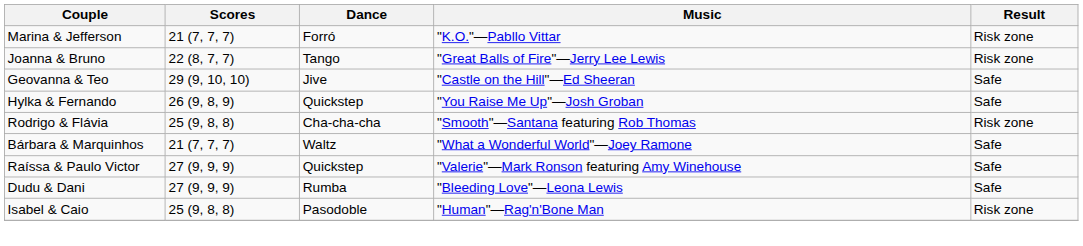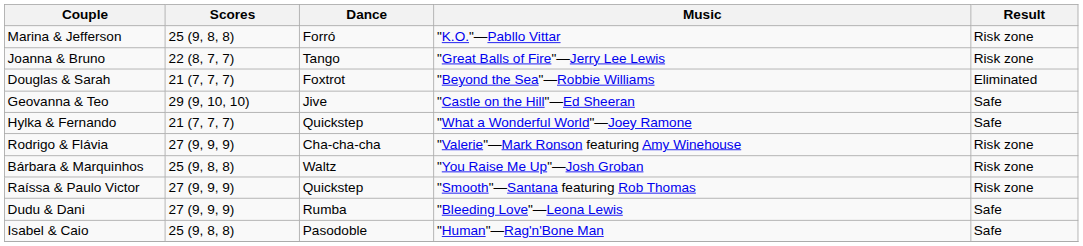(201, 36) 21 (7, 7, 7) -> (201, 36) 25 (9, 8, 8)
+ row: (59, 79)
(201, 101) 26 (9, 8, 9) -> (201, 123) 21 (7, 7, 7)
(540, 101) "You Raise Me Up"—Josh Groban -> (564, 123) "What a Wonderful World"—Joey Ramone
(201, 123) 25 (9, 8, 8) -> (201, 144) 27 (9, 9, 9)
(566, 123) "Smooth"—Santana featuring Rob Thomas -> (589, 144) "Valerie"—Mark Ronson featuring Amy Winehouse
(201, 144) 21 (7, 7, 7) -> (201, 166) 25 (9, 8, 8)
(564, 144) "What a Wonderful World"—Joey Ramone -> (540, 166) "You Raise Me Up"—Josh Groban
(988, 144) Safe -> (1004, 166) Risk zone
(589, 166) "Valerie"—Mark Ronson featuring Amy Winehouse -> (566, 187) "Smooth"—Santana featuring Rob Thomas
(988, 166) Safe -> (1004, 187) Risk zone
(1004, 209) Risk zone -> (988, 230) Safe
